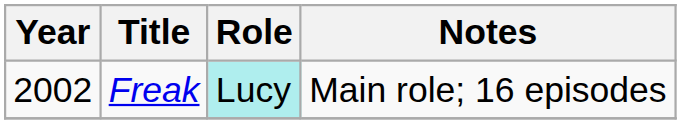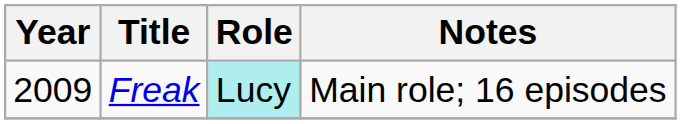(53, 88) 2002 -> (53, 88) 2009
